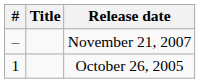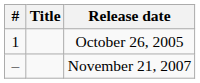rows swapped: (130, 66) <-> (130, 41)
